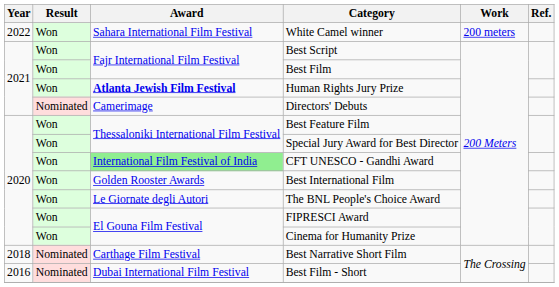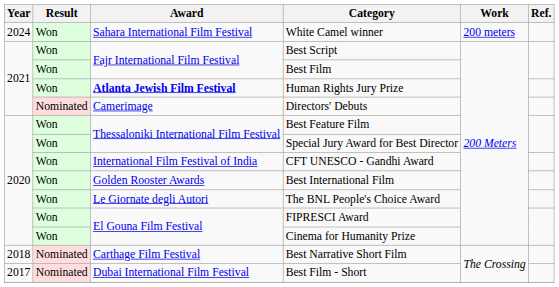(19, 32) 2022 -> (19, 32) 2024
(175, 161) lightgreen background -> (175, 161) no background
(19, 273) 2016 -> (19, 273) 2017
